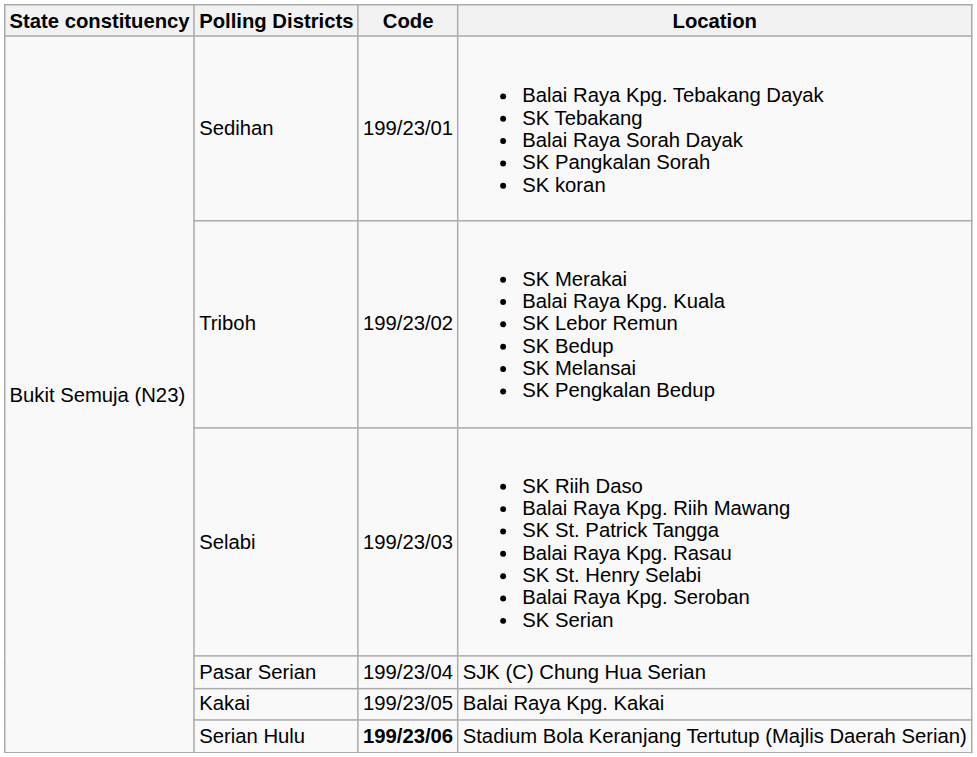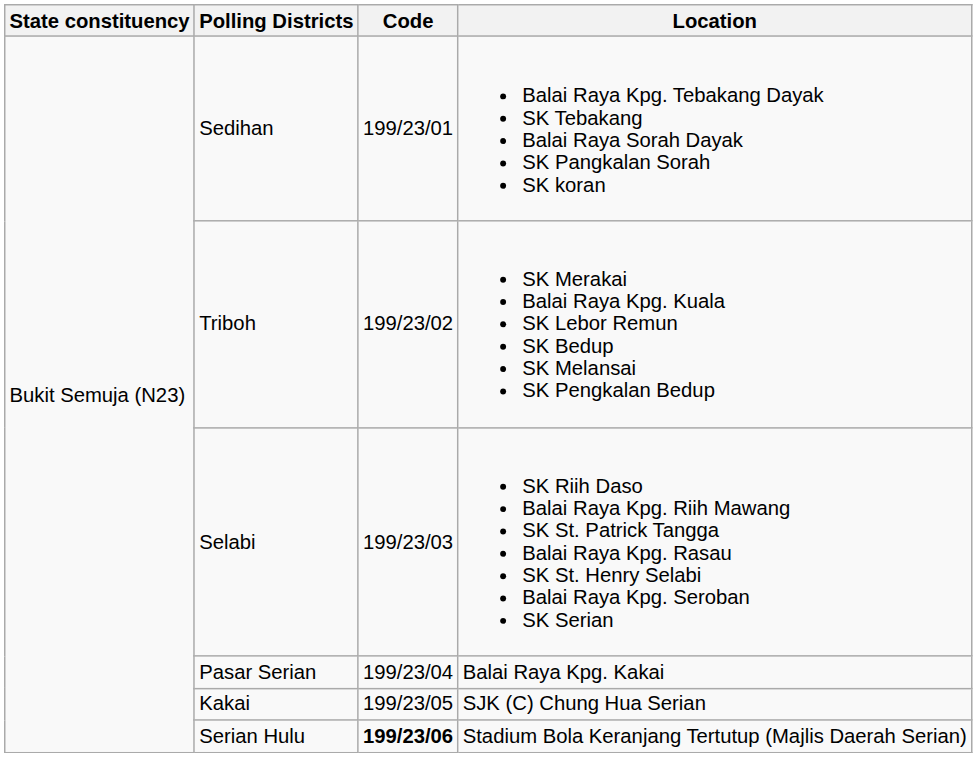(584, 672) SJK (C) Chung Hua Serian -> (564, 672) Balai Raya Kpg. Kakai
(564, 704) Balai Raya Kpg. Kakai -> (584, 704) SJK (C) Chung Hua Serian
